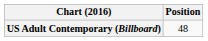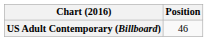(183, 28) 48 -> (183, 28) 46
